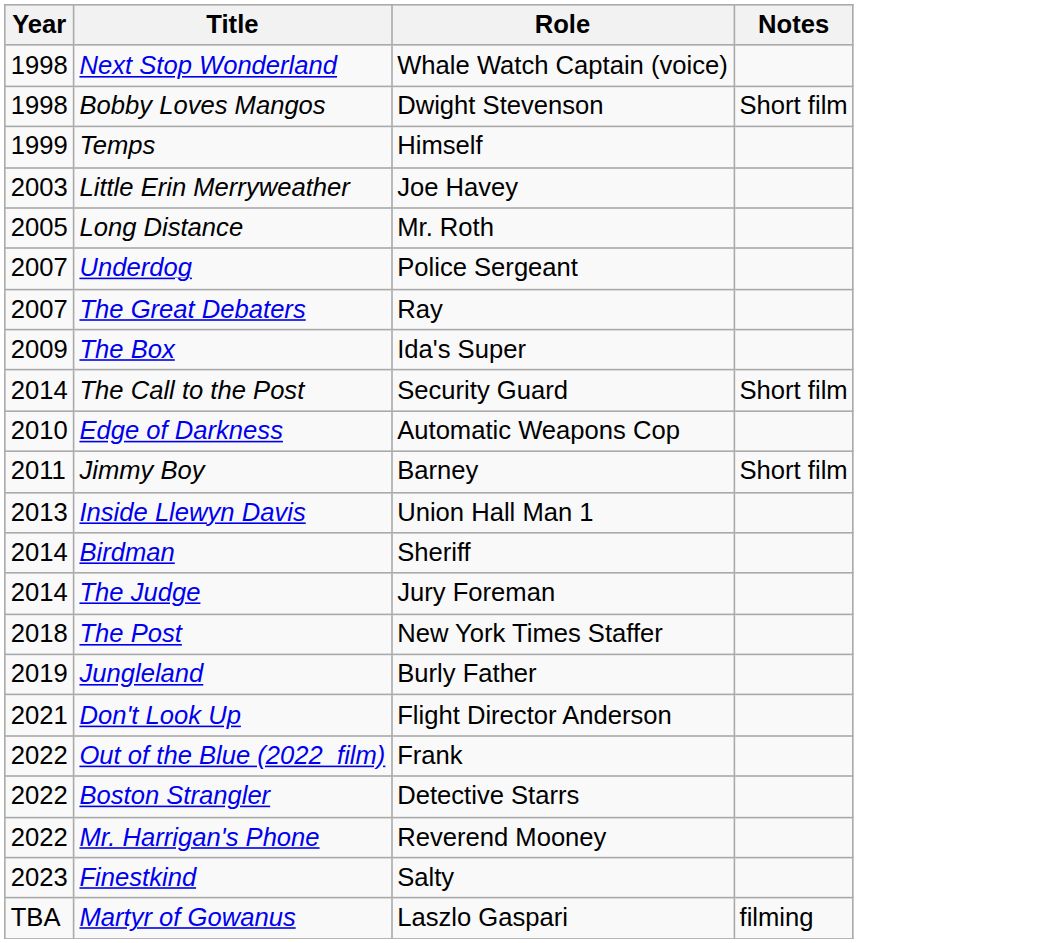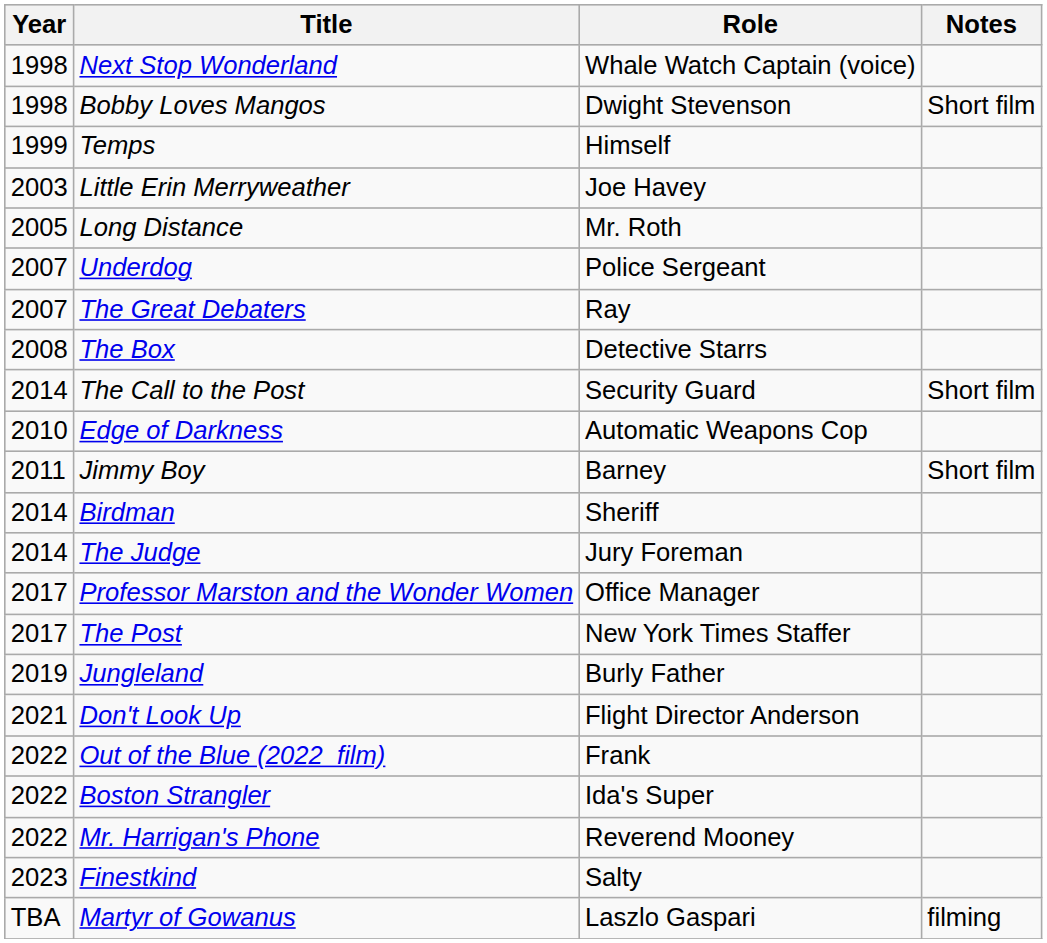(39, 349) 2009 -> (39, 349) 2008
(462, 349) Ida's Super -> (676, 349) Detective Starrs
- row: (193, 512)
+ row: (326, 593)
(39, 633) 2018 -> (39, 633) 2017
(488, 796) Detective Starrs -> (649, 796) Ida's Super
